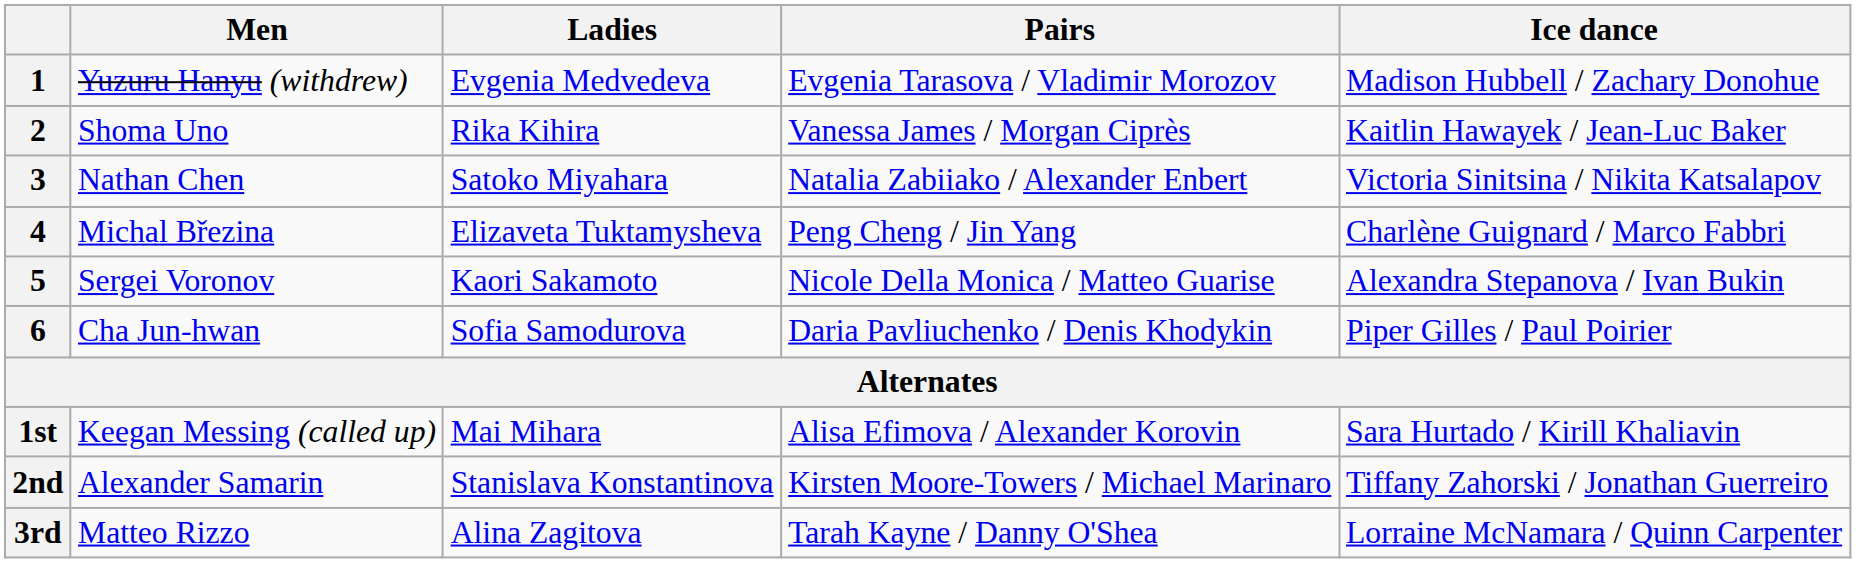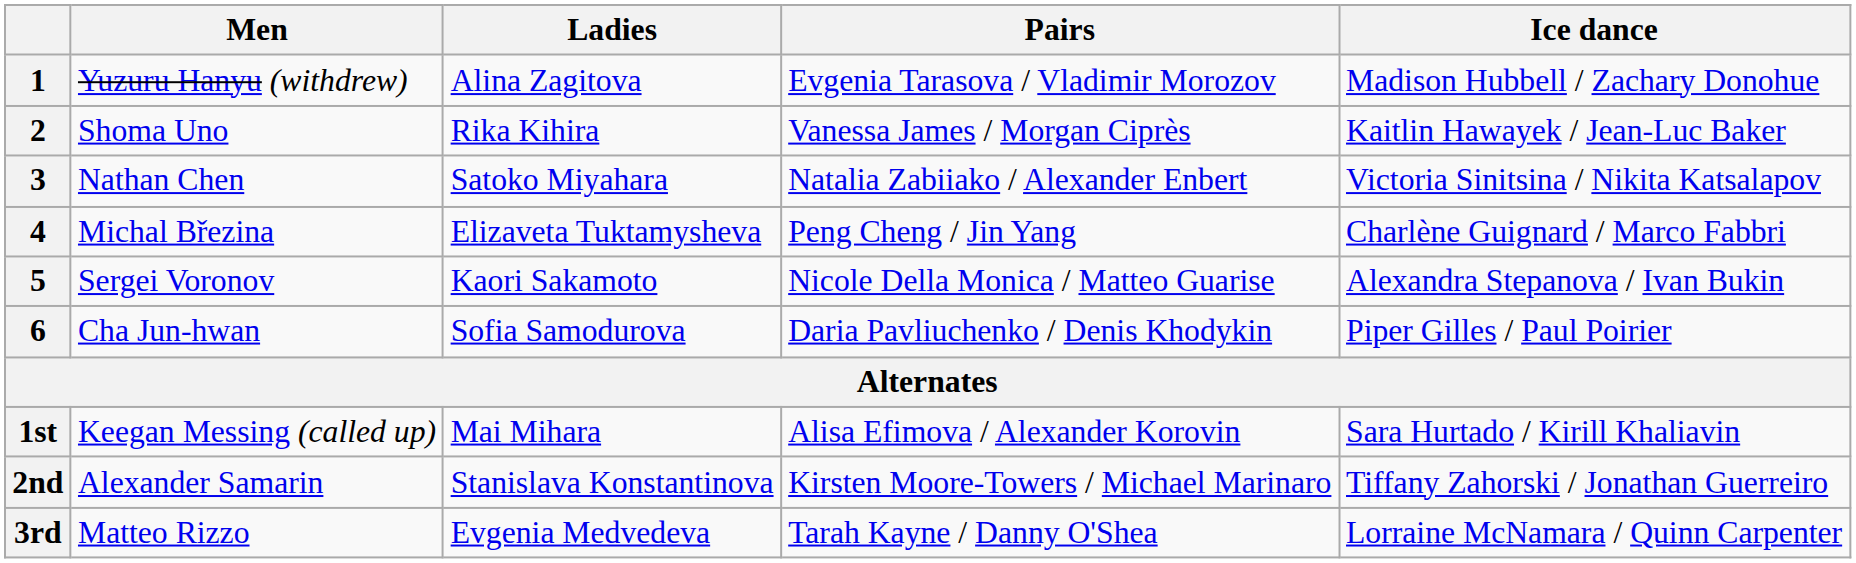(580, 79) Evgenia Medvedeva -> (546, 79) Alina Zagitova
(546, 532) Alina Zagitova -> (580, 532) Evgenia Medvedeva
